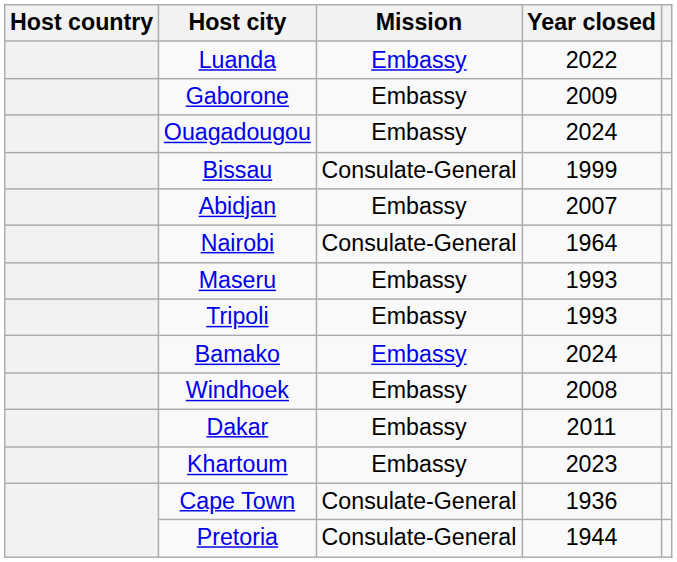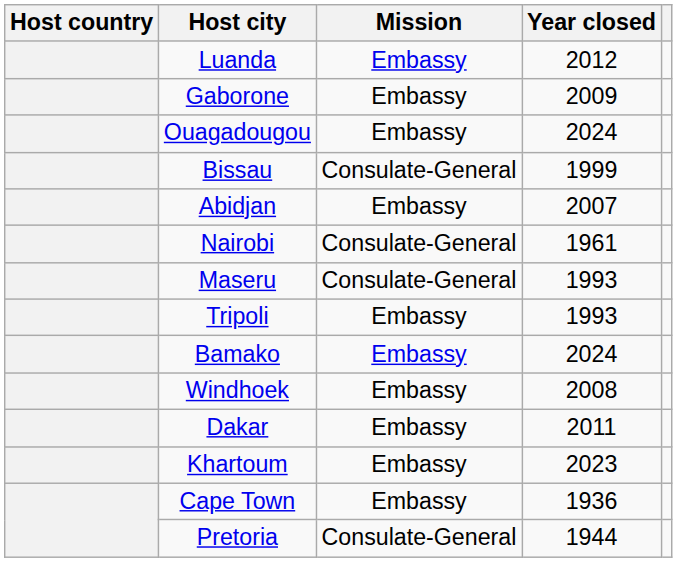(592, 59) 2022 -> (592, 59) 2012
(592, 243) 1964 -> (592, 243) 1961
(419, 280) Embassy -> (419, 280) Consulate-General
(419, 501) Consulate-General -> (419, 501) Embassy
